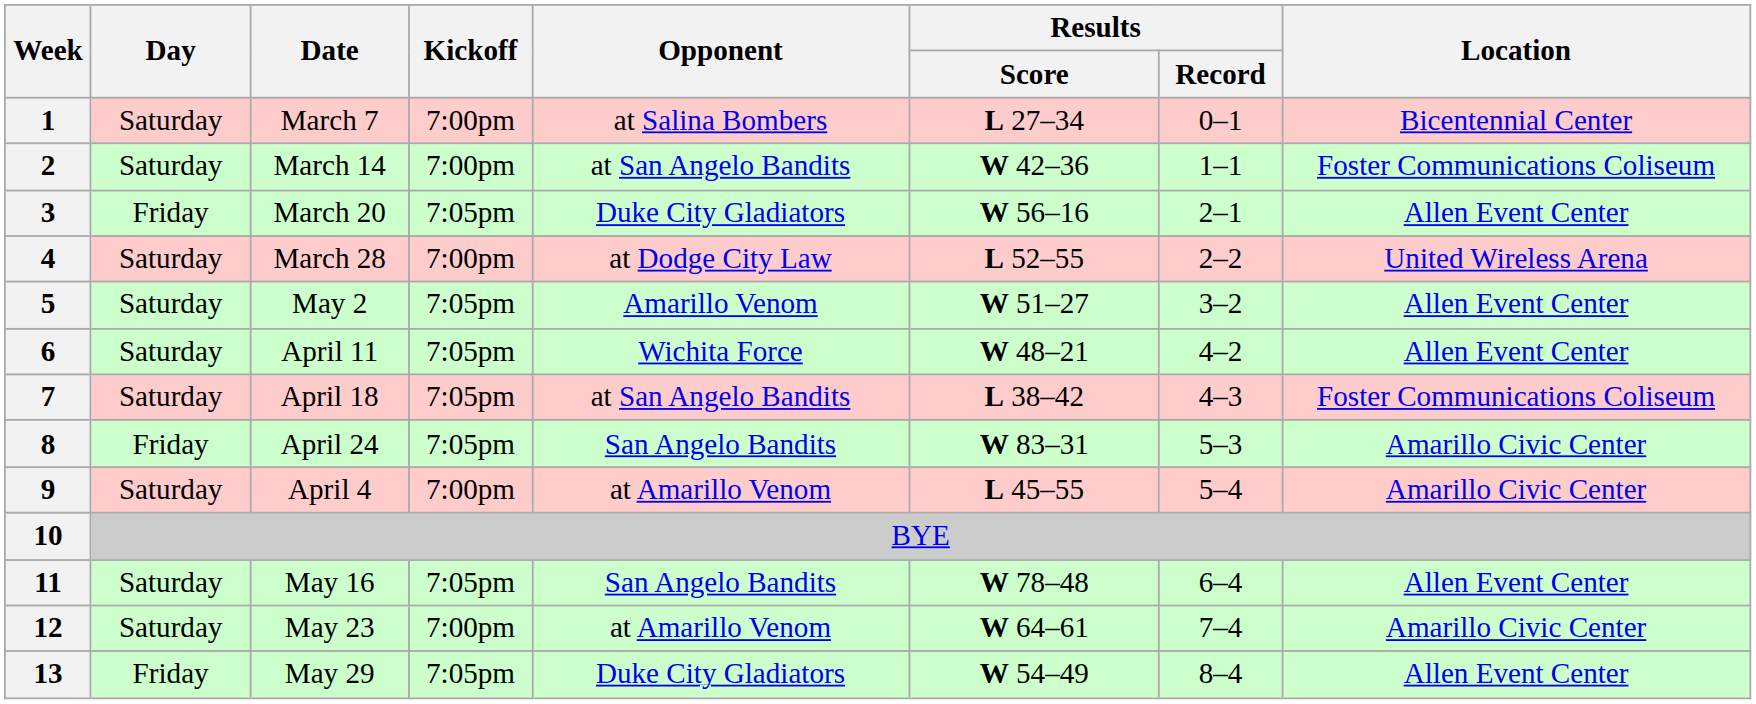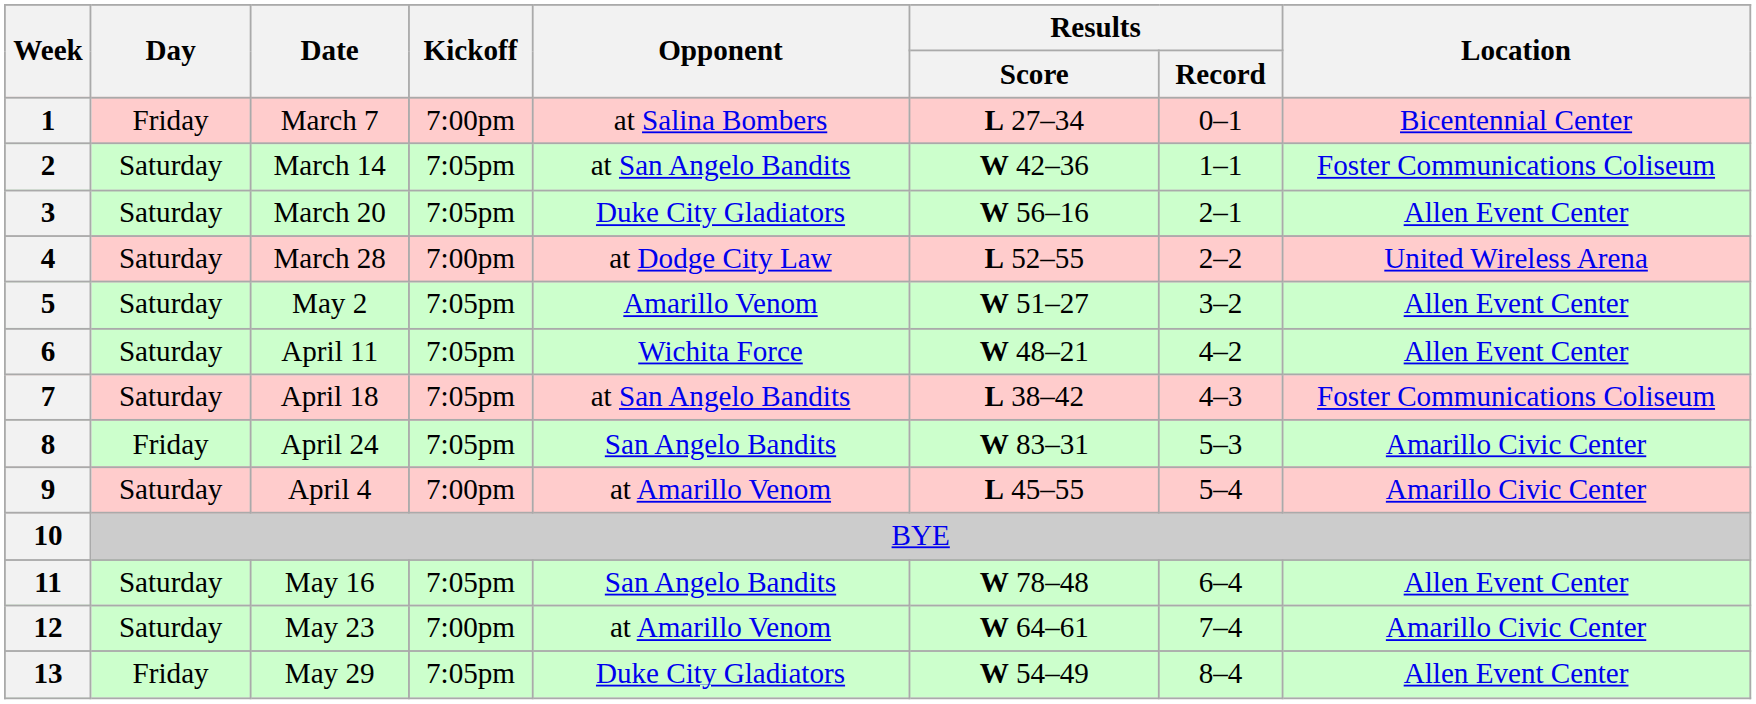(171, 119) Saturday -> (171, 119) Friday
(470, 166) 7:00pm -> (470, 166) 7:05pm
(171, 212) Friday -> (171, 212) Saturday
